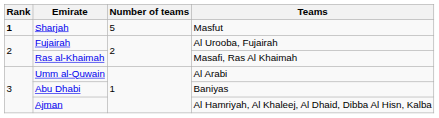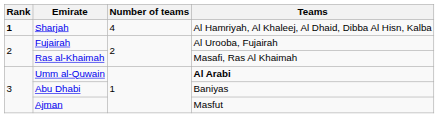(112, 27) 5 -> (112, 27) 4
(208, 27) Masfut -> (313, 27) Al Hamriyah, Al Khaleej, Al Dhaid, Dibba Al Hisn, Kalba
(210, 74) normal -> (212, 74) bold
(313, 105) Al Hamriyah, Al Khaleej, Al Dhaid, Dibba Al Hisn, Kalba -> (208, 105) Masfut
